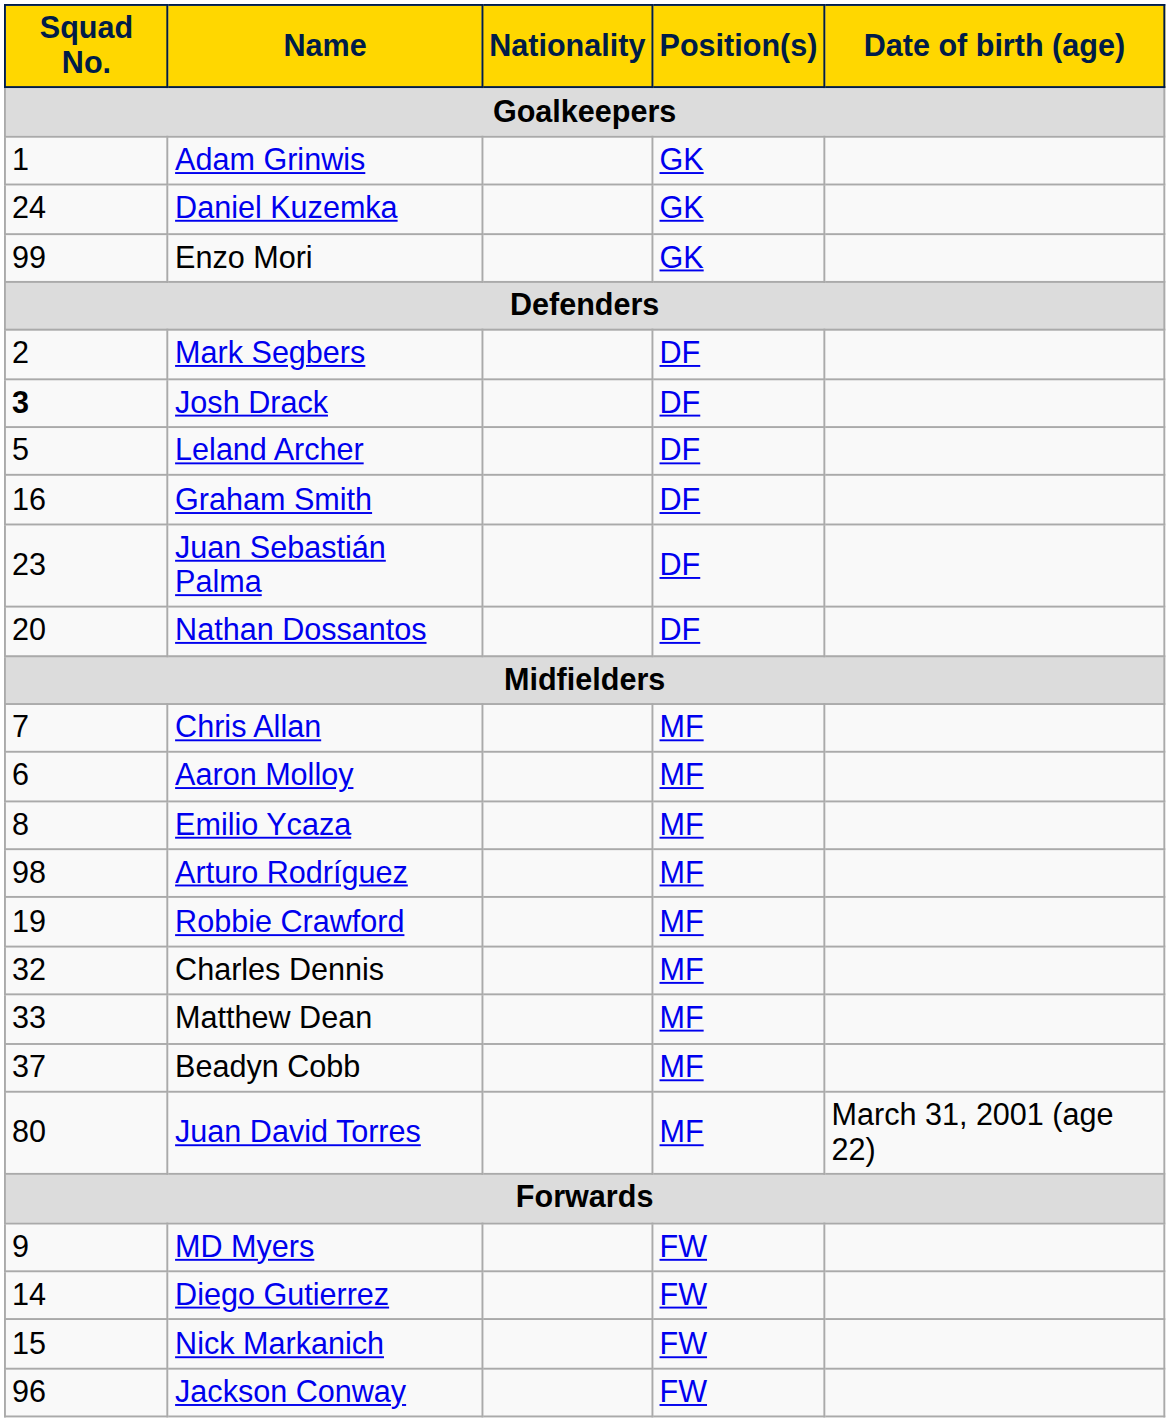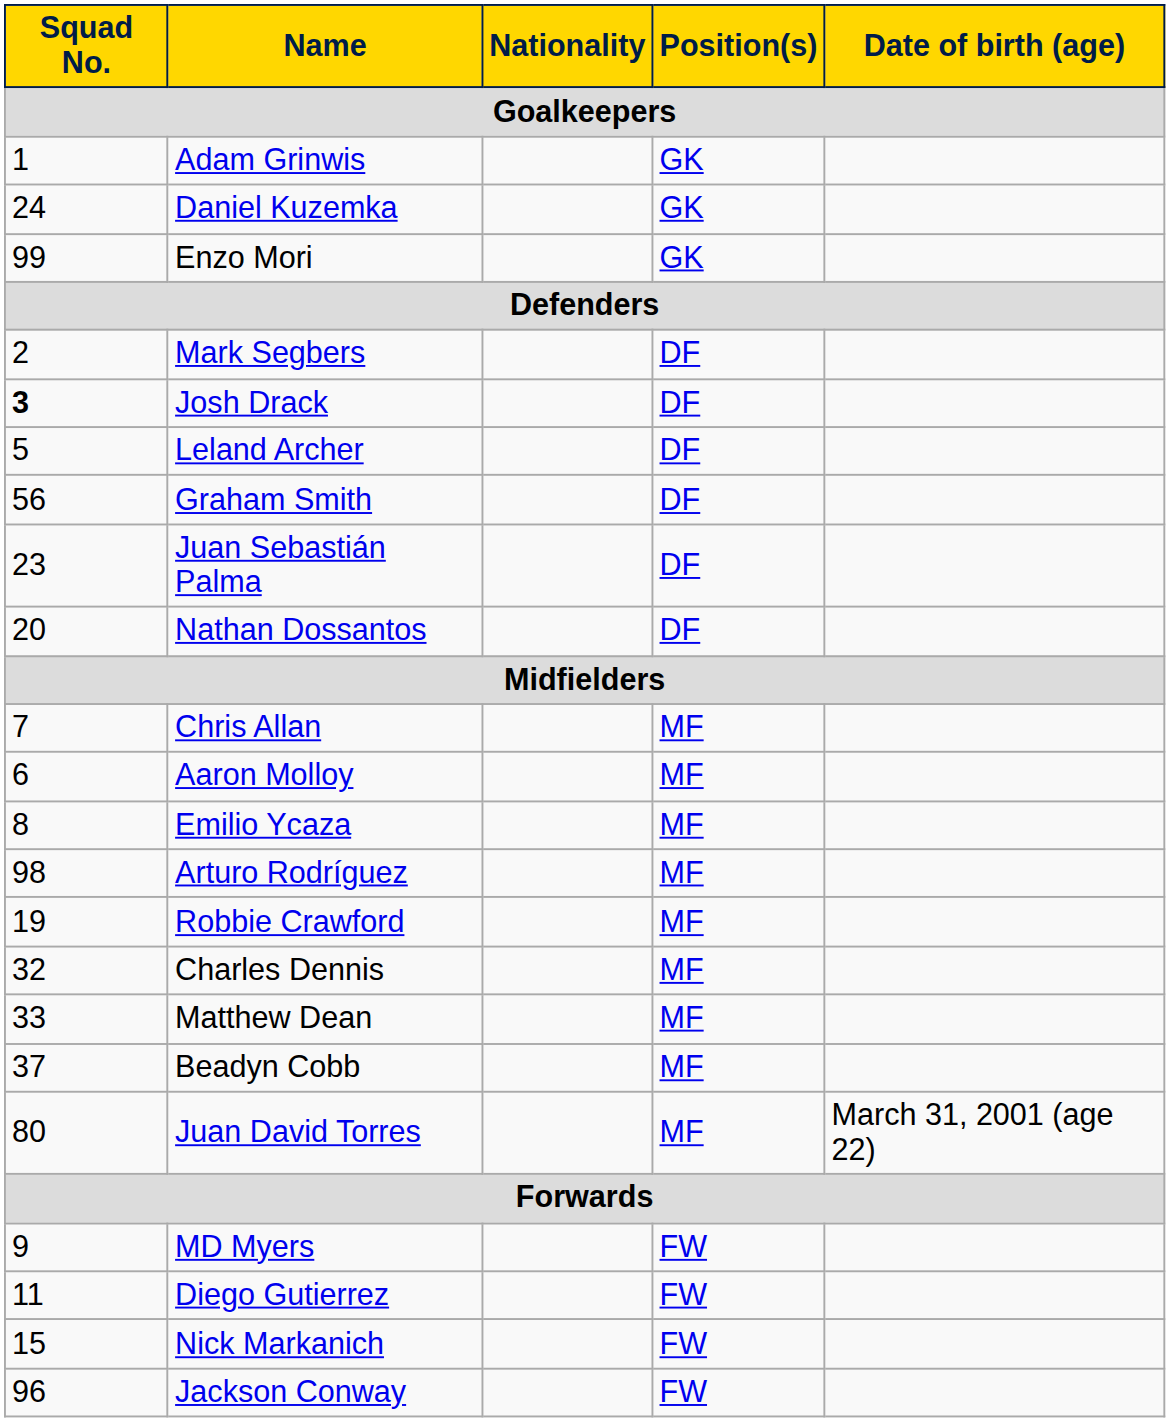(29, 499) 16 -> (29, 499) 56
(29, 1295) 14 -> (28, 1295) 11
